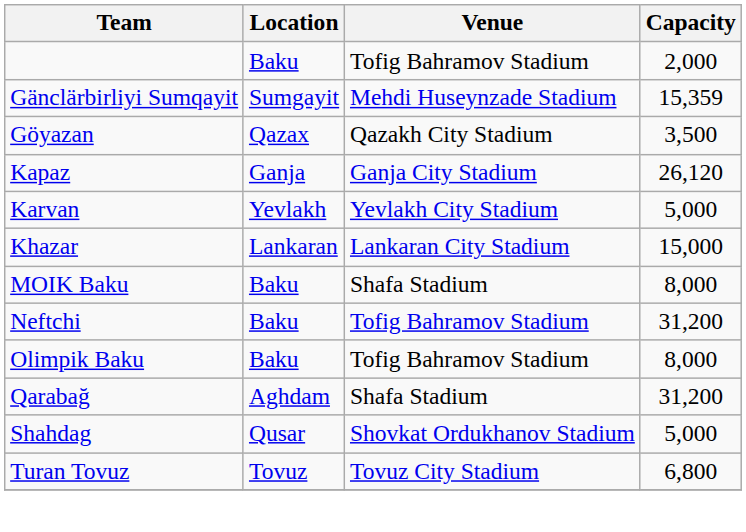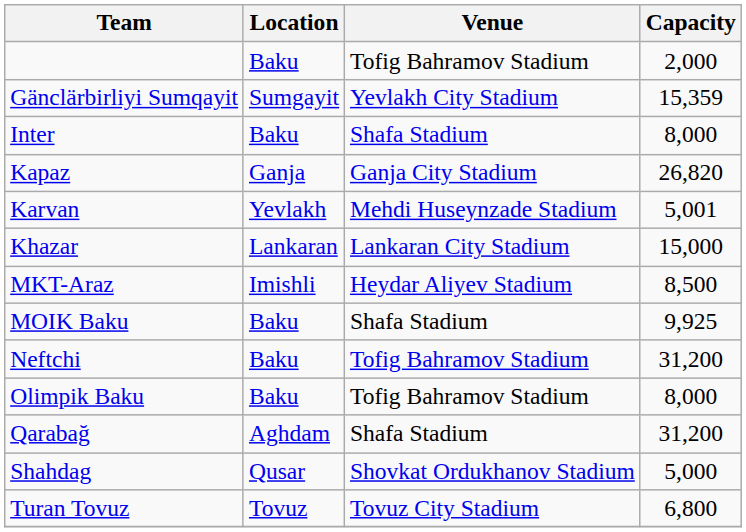(483, 97) Mehdi Huseynzade Stadium -> (454, 97) Yevlakh City Stadium
- row: (52, 135)
+ row: (32, 135)
(691, 172) 26,120 -> (691, 172) 26,820
(454, 209) Yevlakh City Stadium -> (483, 209) Mehdi Huseynzade Stadium
(691, 209) 5,000 -> (691, 209) 5,001
+ row: (62, 284)
(691, 284) 8,000 -> (691, 321) 9,925
